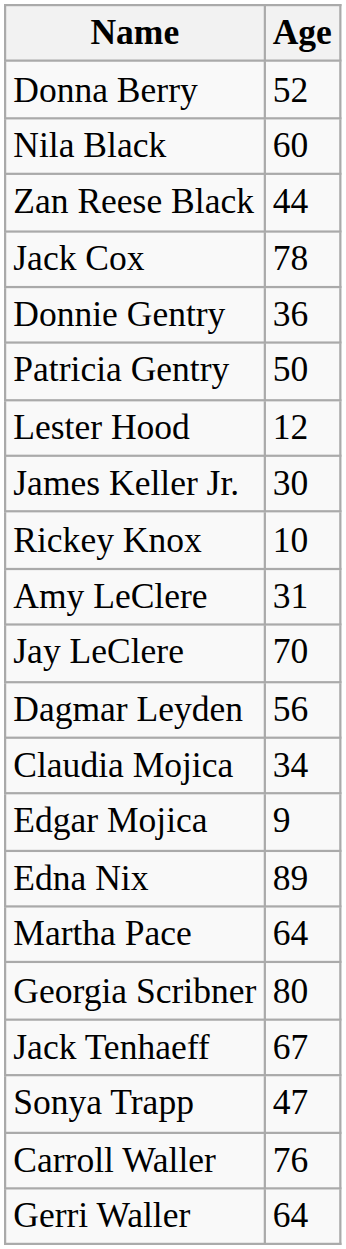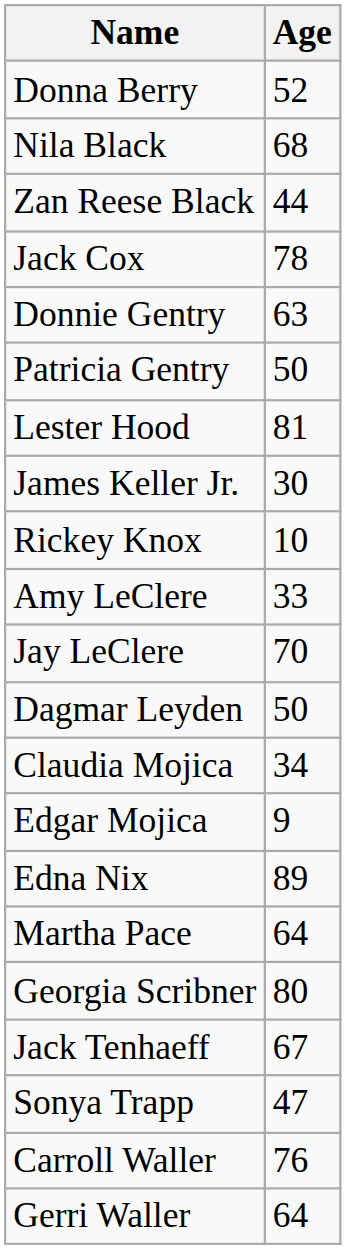(290, 145) 60 -> (290, 145) 68
(290, 314) 36 -> (290, 314) 63
(290, 426) 12 -> (290, 426) 81
(290, 595) 31 -> (290, 595) 33
(290, 708) 56 -> (290, 708) 50
